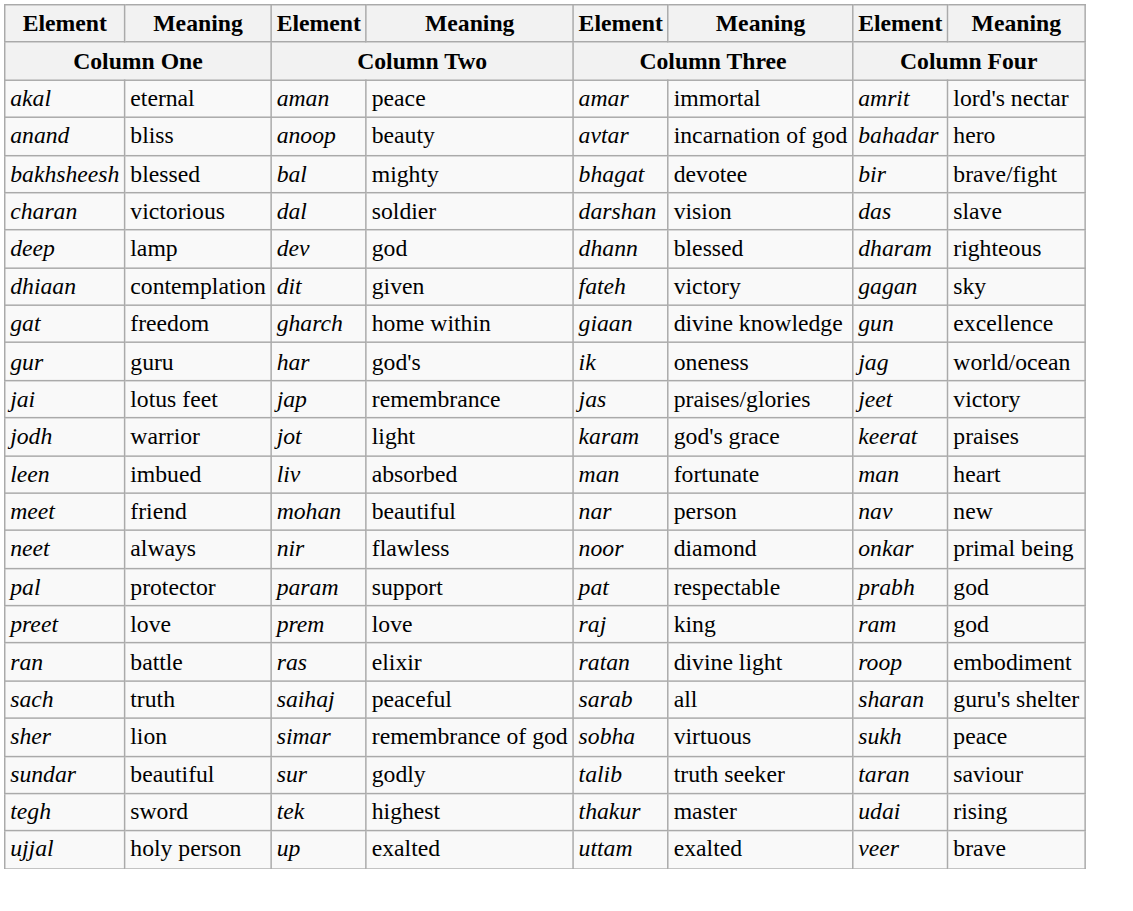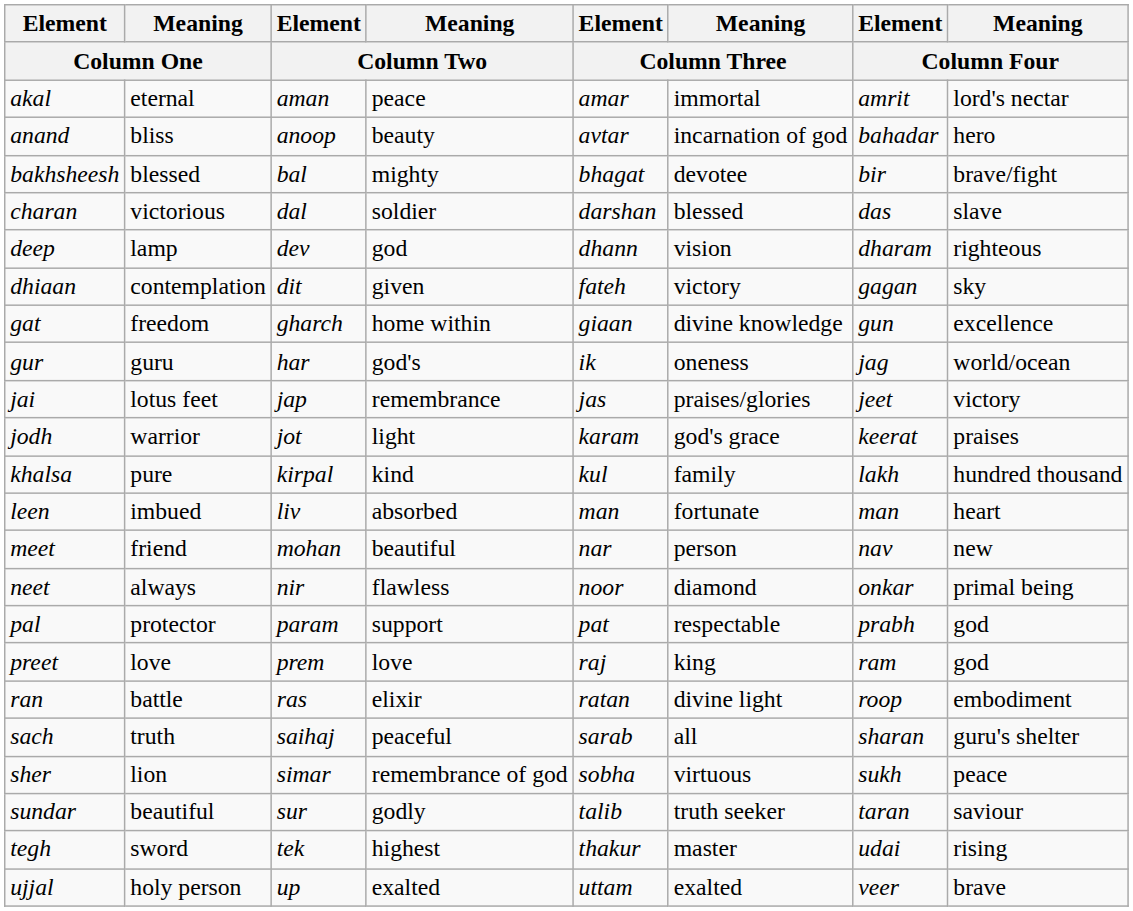(703, 211) vision -> (709, 211) blessed
(709, 248) blessed -> (703, 248) vision
+ row: (41, 473)
